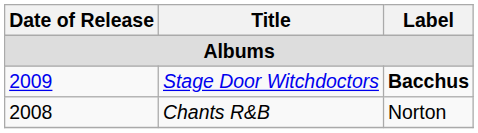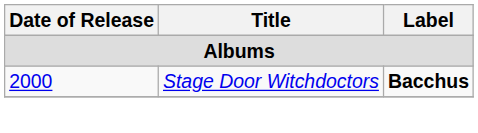(31, 82) 2009 -> (31, 82) 2000
- row: (216, 113)
